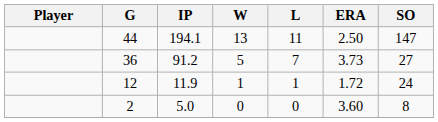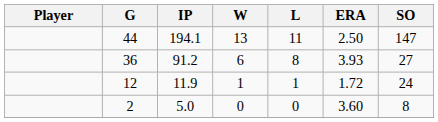(240, 60) 5 -> (240, 60) 6
(295, 60) 7 -> (295, 60) 8
(351, 60) 3.73 -> (351, 60) 3.93
